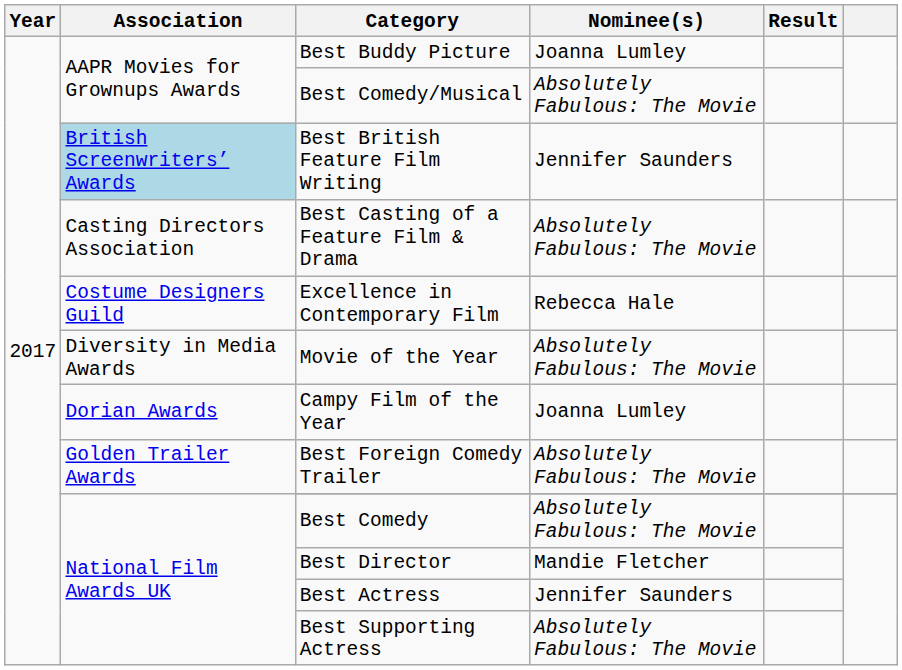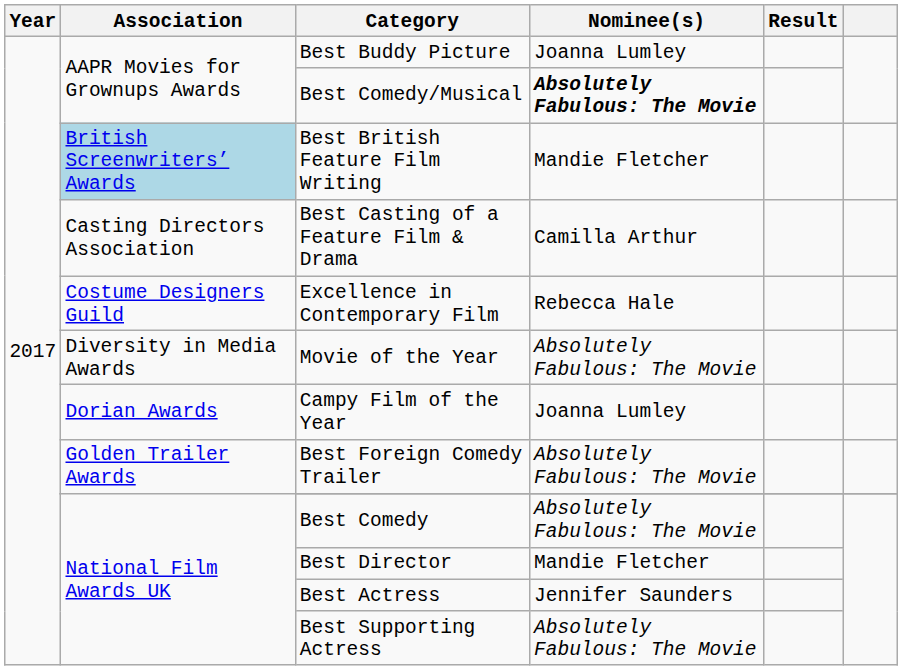(645, 95) normal -> (645, 95) bold
(634, 161) Jennifer Saunders -> (622, 161) Mandie Fletcher
(645, 238) Absolutely Fabulous: The Movie -> (616, 238) Camilla Arthur
